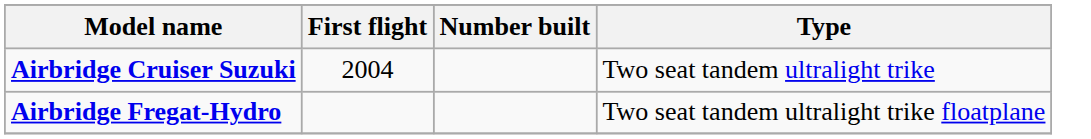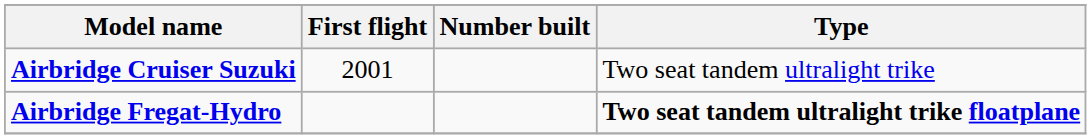(368, 69) 2004 -> (368, 69) 2001
(824, 112) normal -> (841, 112) bold
